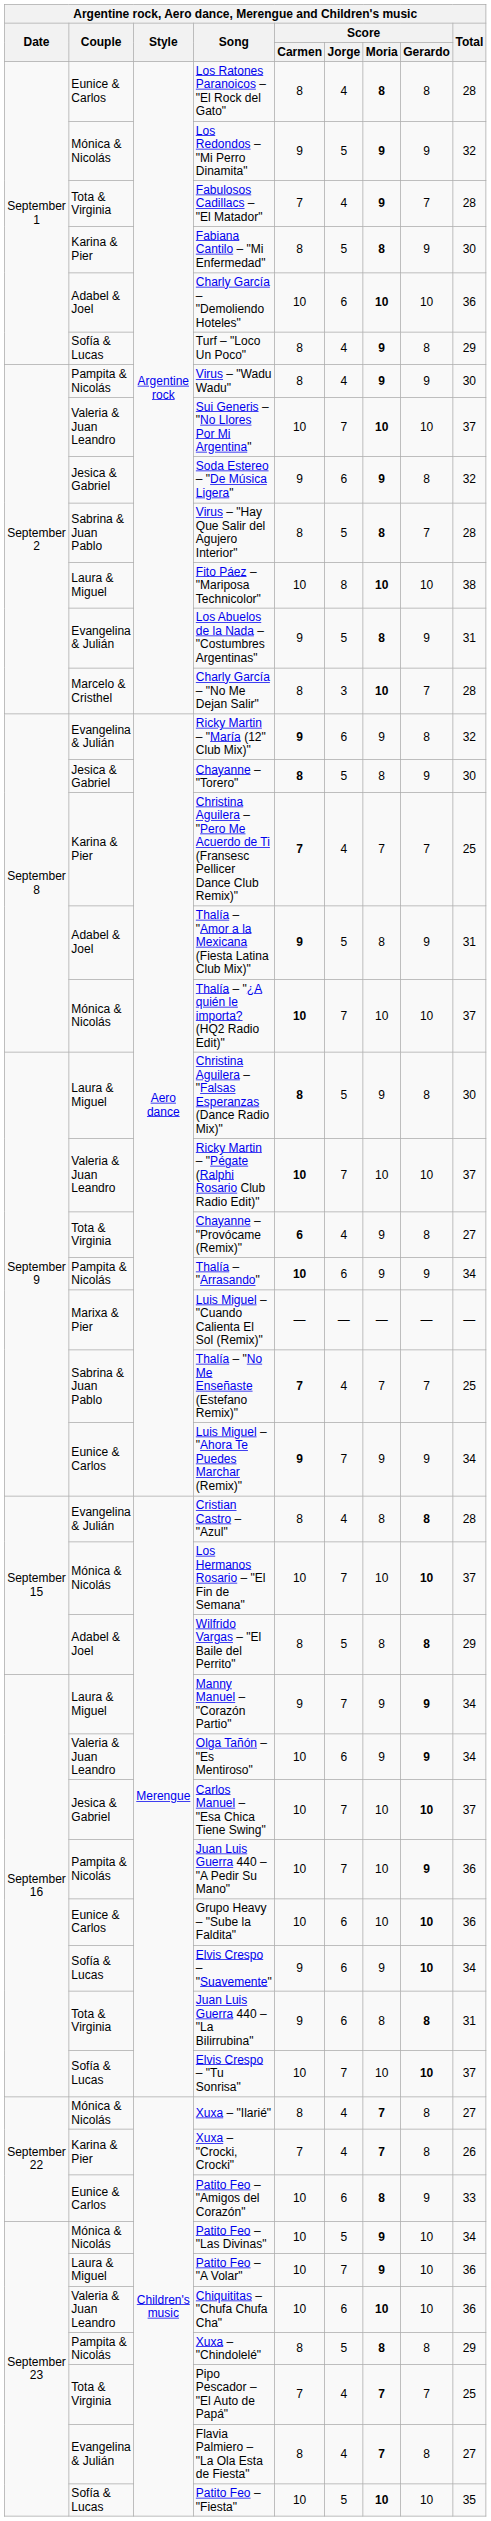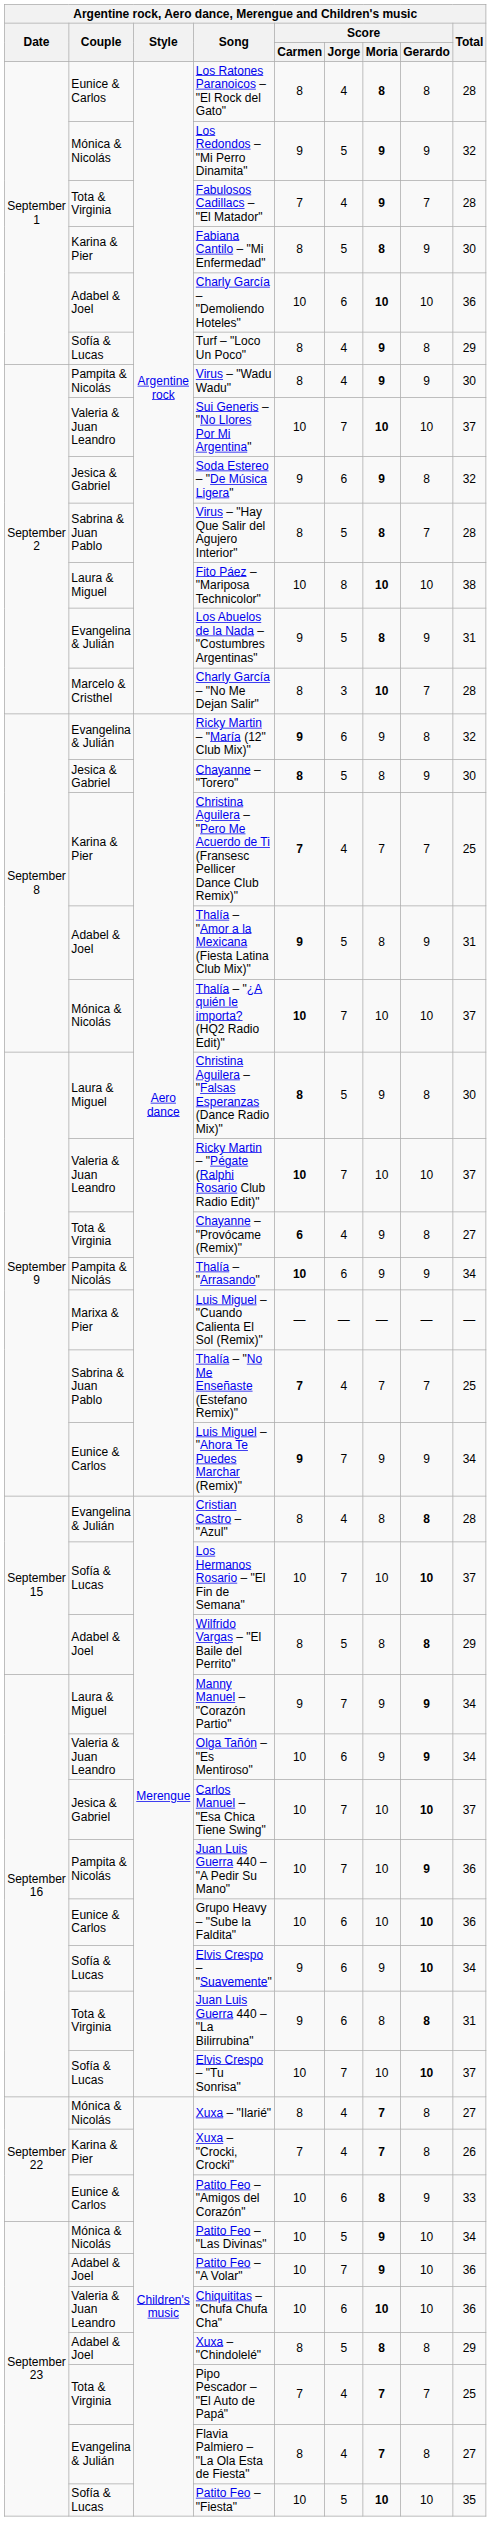(96, 1578) Mónica & Nicolás -> (91, 1578) Sofía & Lucas
(92, 2270) Laura & Miguel -> (96, 2270) Adabel & Joel
(99, 2348) Pampita & Nicolás -> (96, 2348) Adabel & Joel
